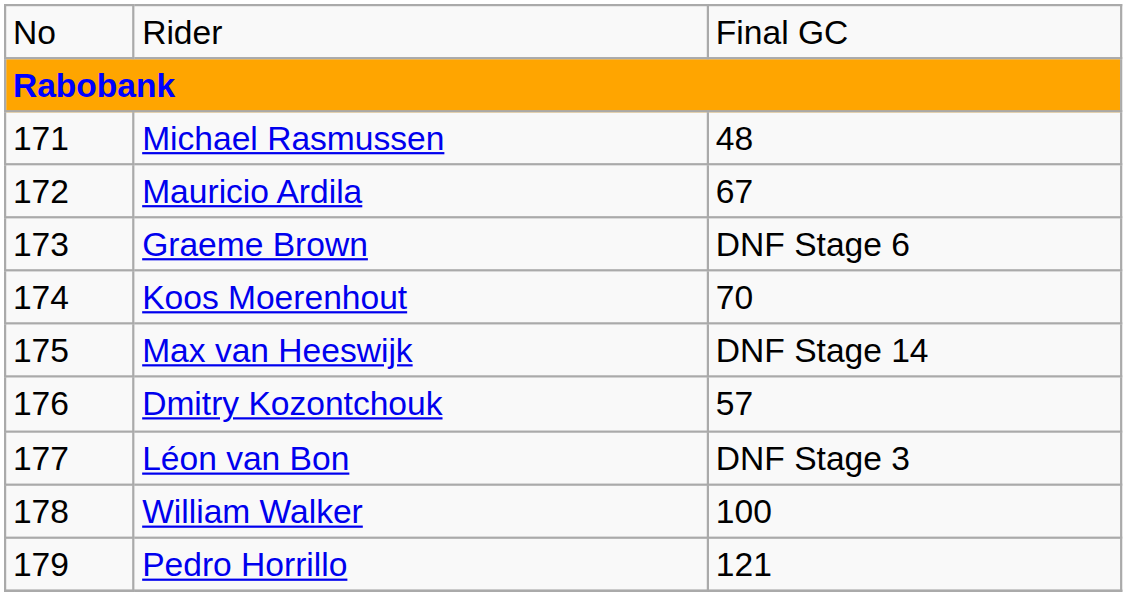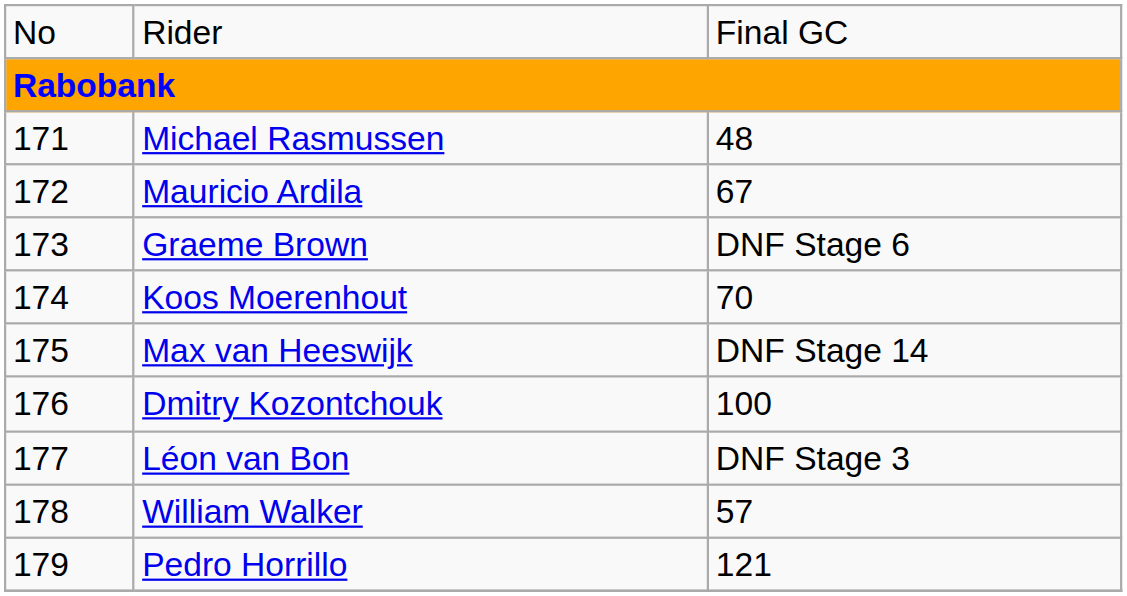(735, 404) 57 -> (744, 404) 100
(744, 510) 100 -> (735, 510) 57
